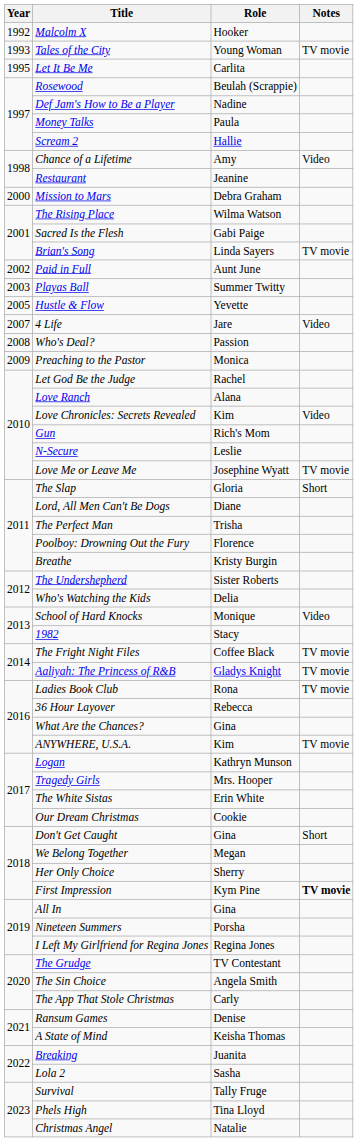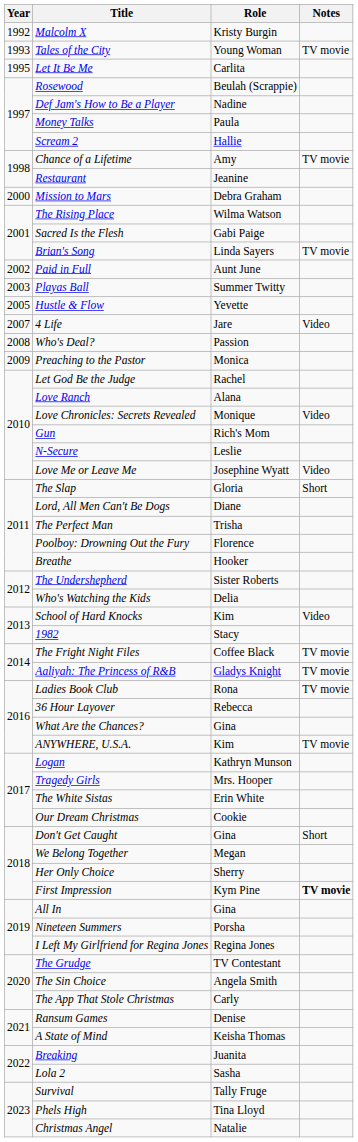(231, 31) Hooker -> (245, 31) Kristy Burgin
(316, 159) Video -> (326, 159) TV movie
(224, 415) Kim -> (234, 415) Monique
(326, 470) TV movie -> (316, 470) Video
(245, 561) Kristy Burgin -> (231, 561) Hooker
(234, 616) Monique -> (224, 616) Kim
